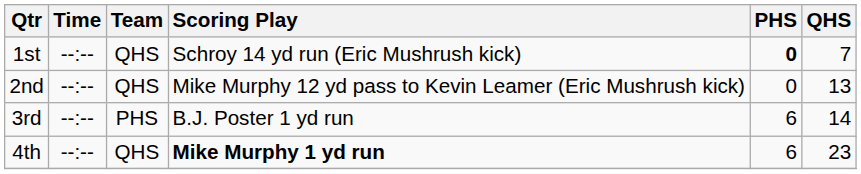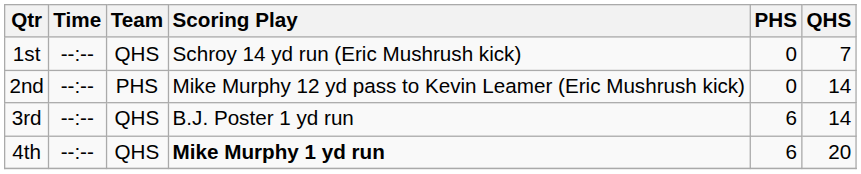(791, 53) bold -> (791, 53) normal
(137, 86) QHS -> (137, 86) PHS
(840, 86) 13 -> (840, 86) 14
(137, 119) PHS -> (137, 119) QHS
(840, 151) 23 -> (840, 151) 20
